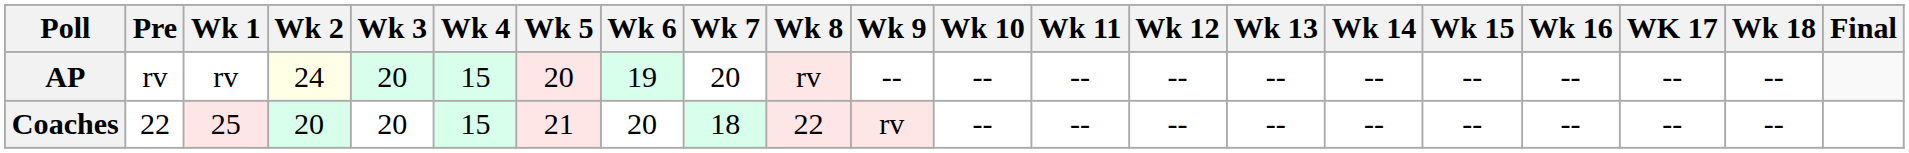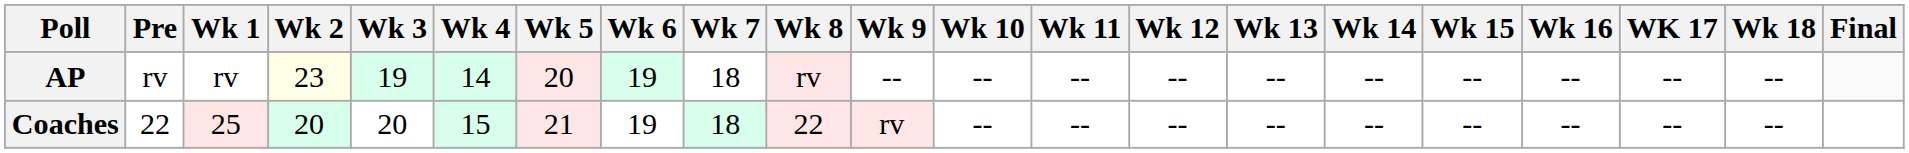(309, 76) 24 -> (309, 76) 23
(392, 76) 20 -> (392, 76) 19
(476, 76) 15 -> (476, 76) 14
(725, 76) 20 -> (725, 76) 18
(642, 123) 20 -> (642, 123) 19
